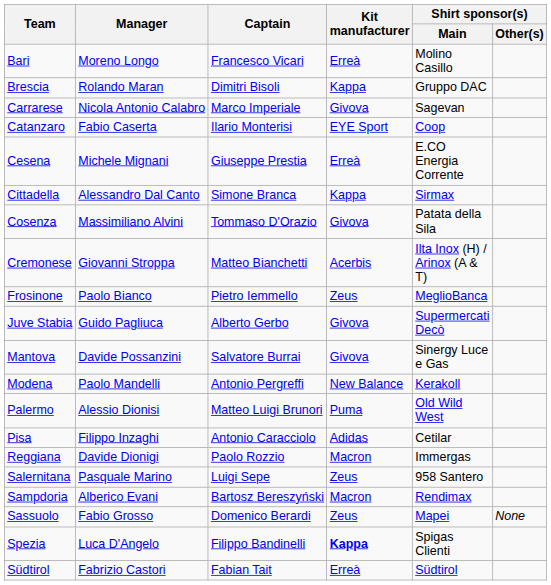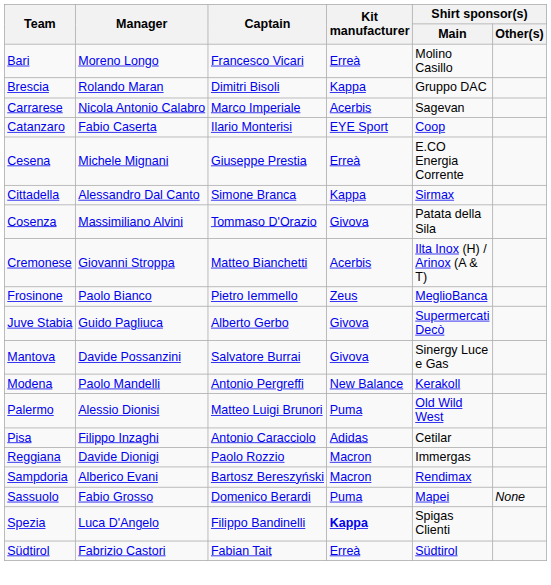(349, 107) Givova -> (351, 107) Acerbis
- row: (39, 477)
(344, 516) Zeus -> (346, 497) Puma
